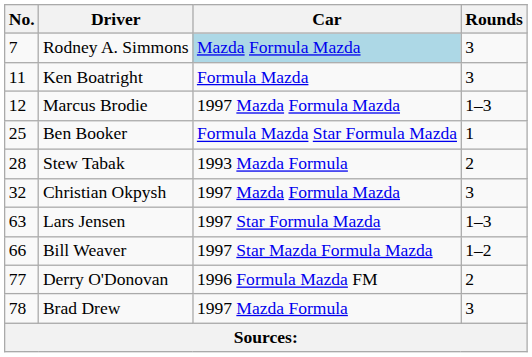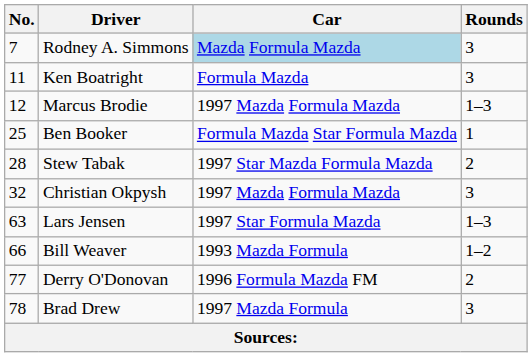(272, 163) 1993 Mazda Formula -> (315, 163) 1997 Star Mazda Formula Mazda
(315, 250) 1997 Star Mazda Formula Mazda -> (272, 250) 1993 Mazda Formula
